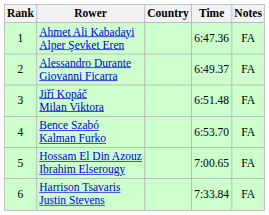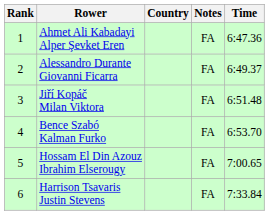columns swapped: (212, 13) <-> (248, 13)
